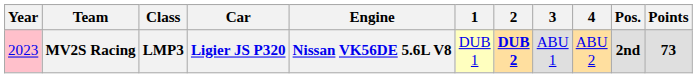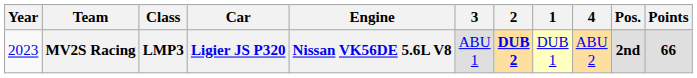columns swapped: (475, 17) <-> (553, 17)
(23, 51) pink background -> (23, 51) no background
(668, 51) 73 -> (668, 51) 66
